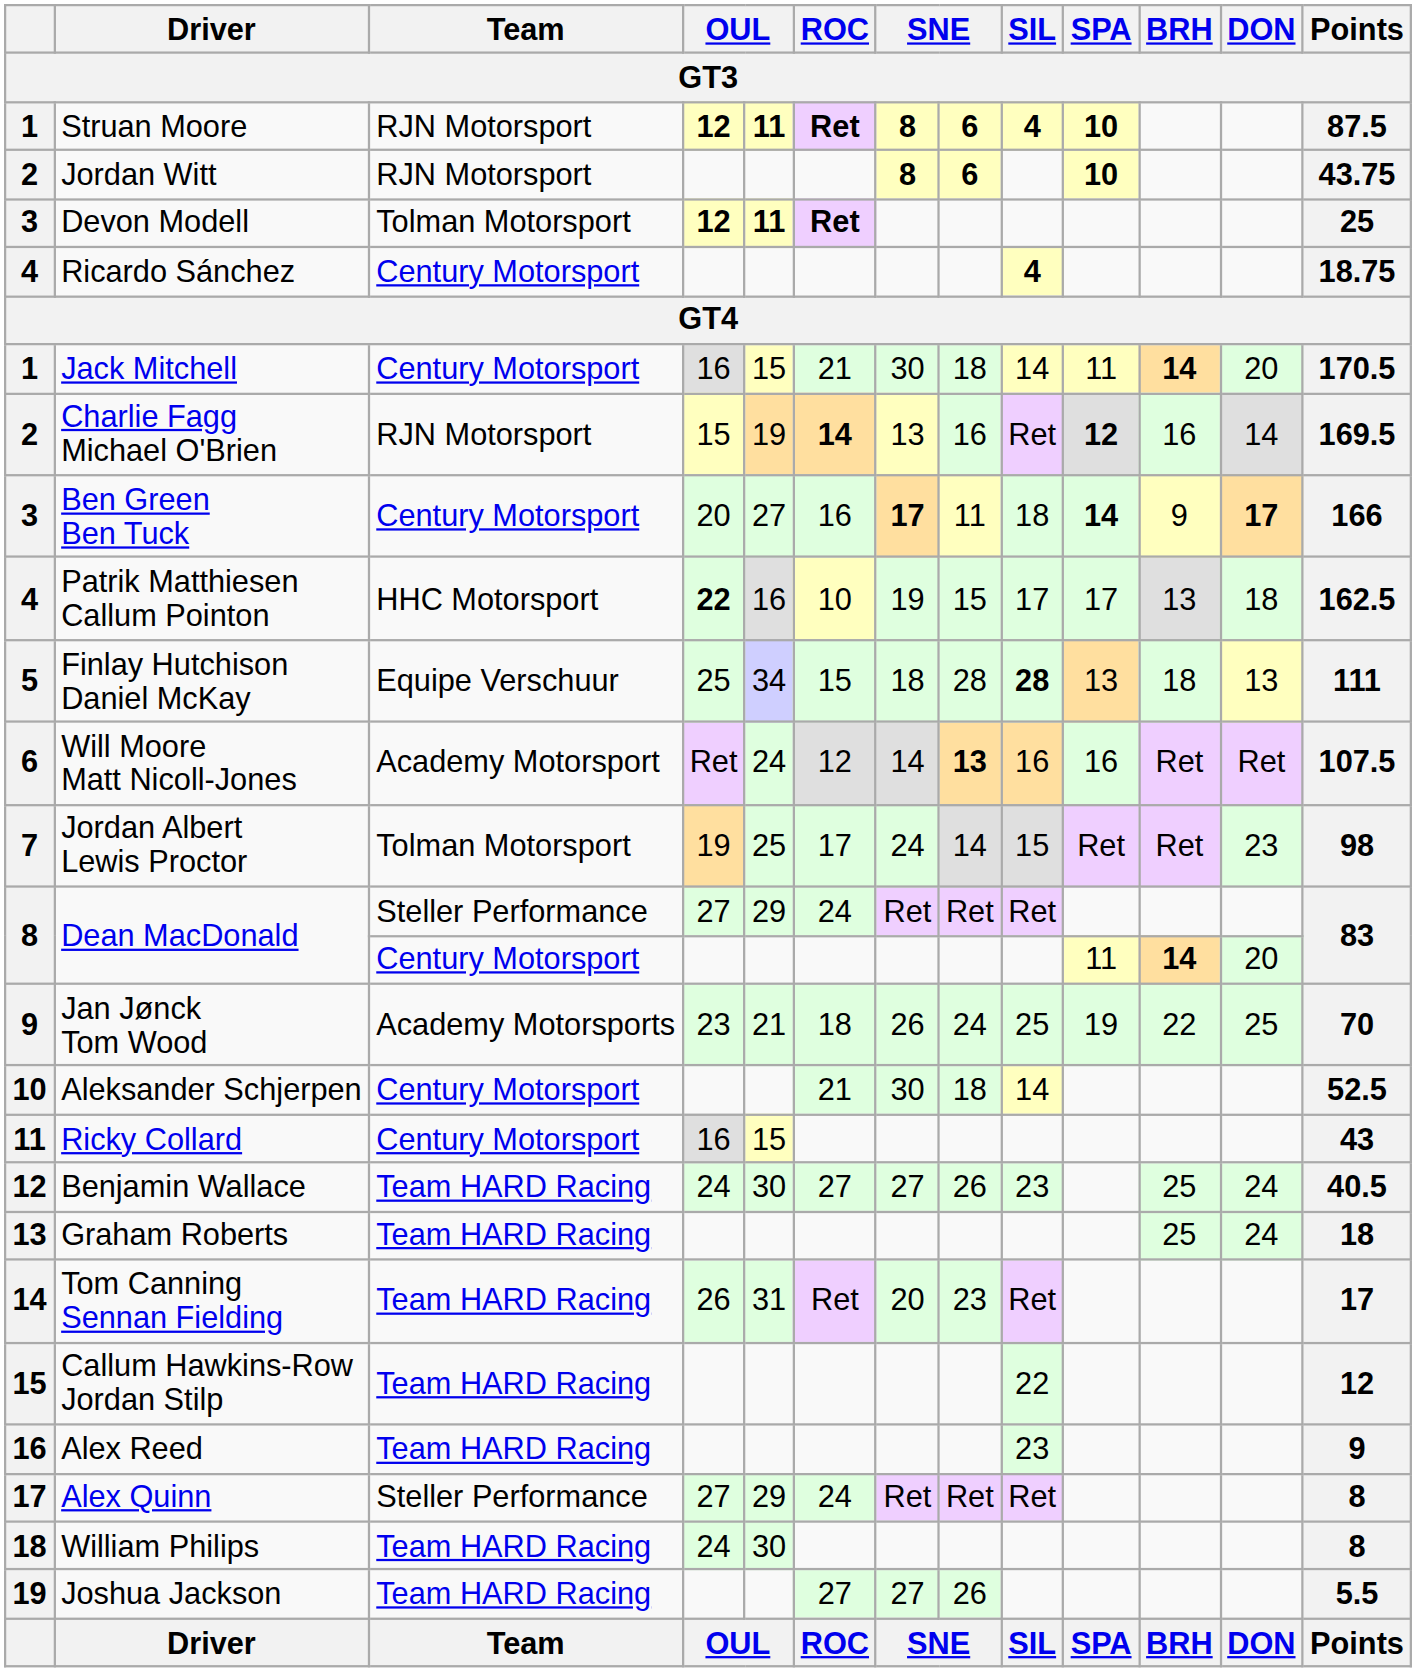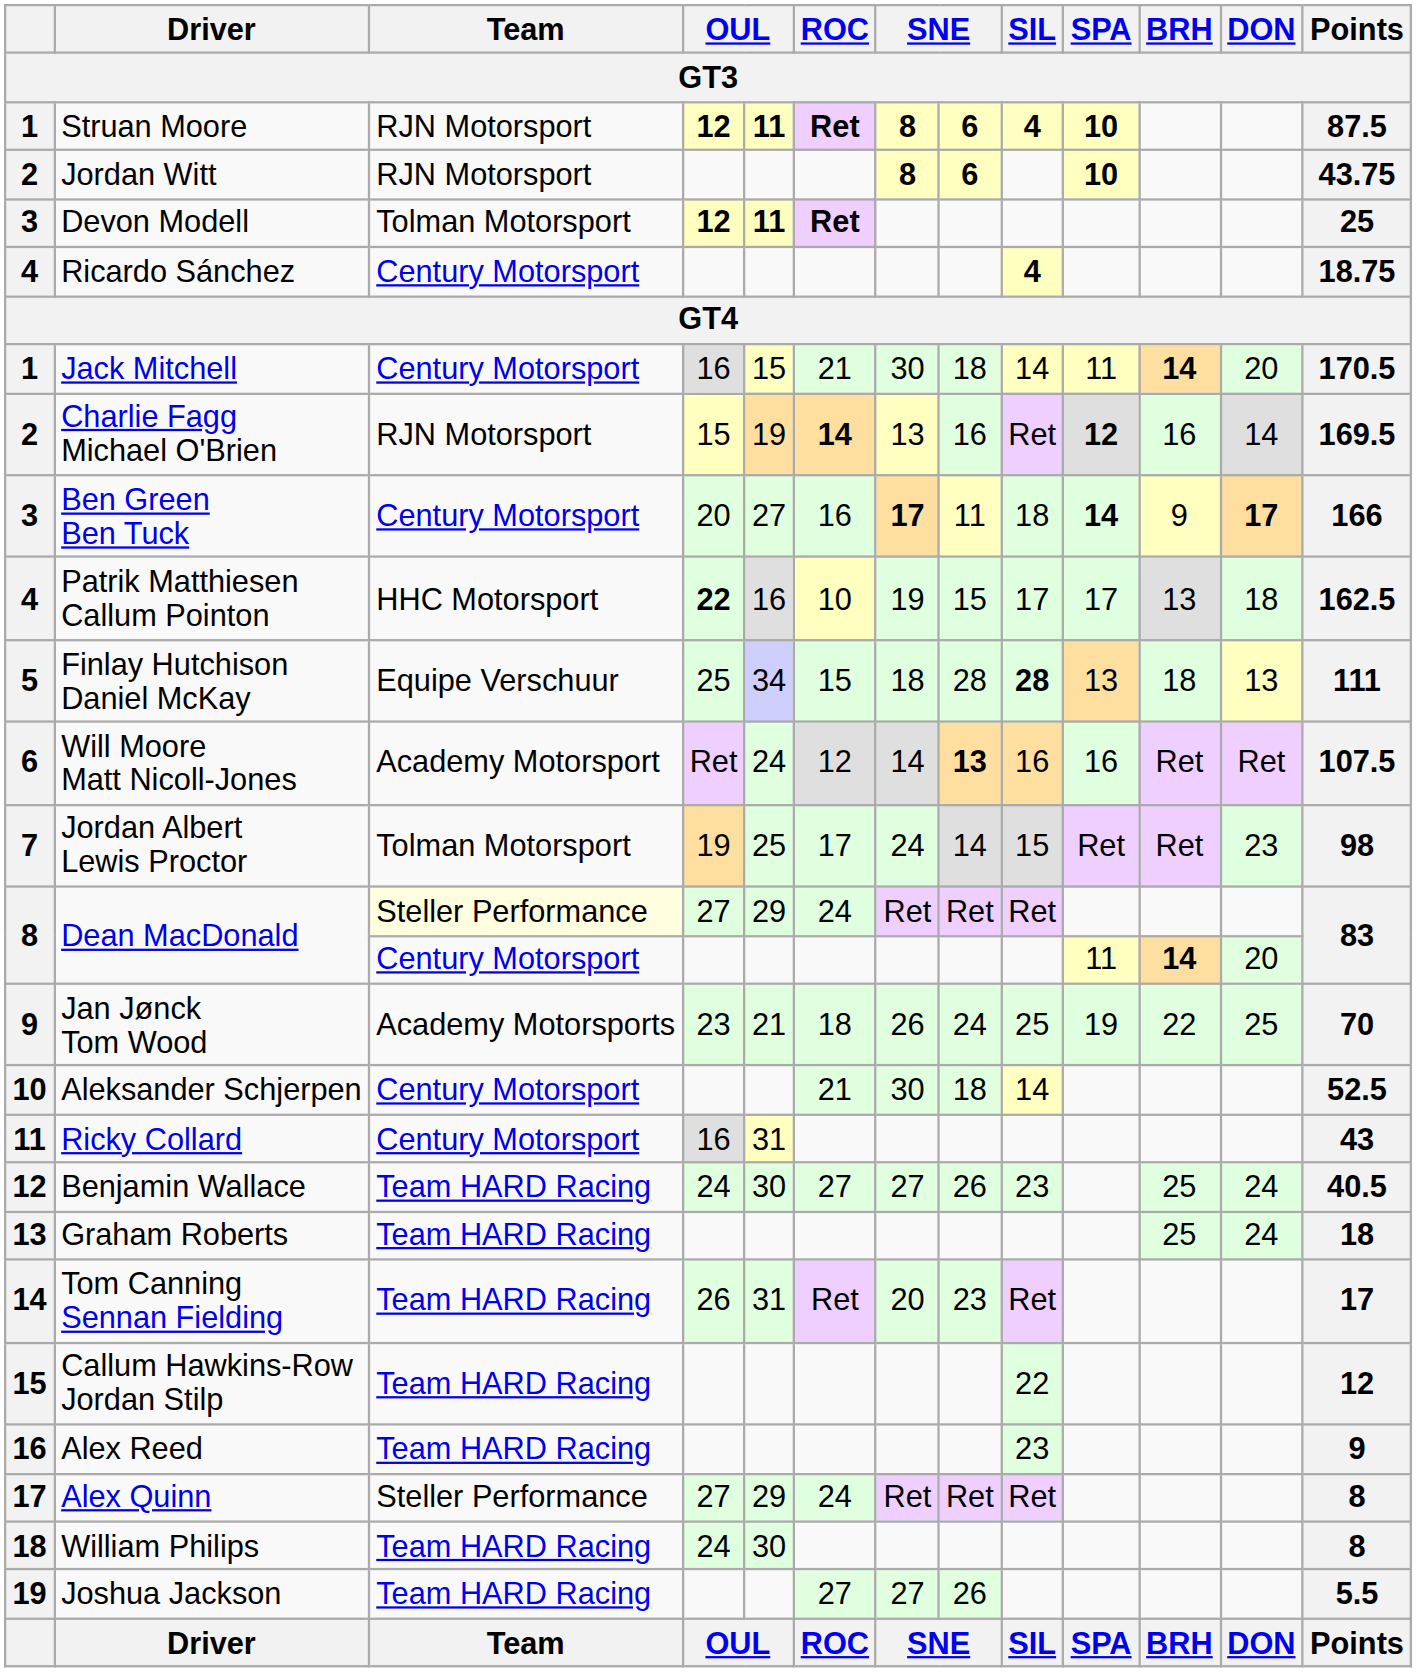(512, 911) no background -> (512, 911) lightyellow background
(769, 1138) 15 -> (769, 1138) 31
